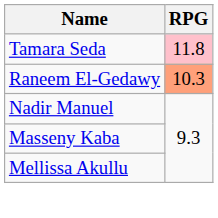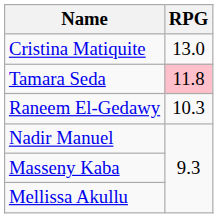+ row: (77, 49)
(189, 78) lightsalmon background -> (189, 108) no background
